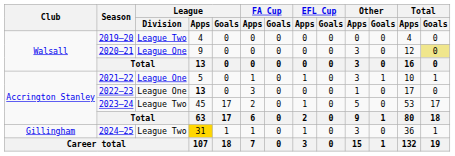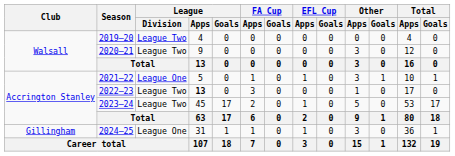(162, 51) League One -> (162, 51) League Two
(435, 51) khaki background -> (435, 51) no background
(162, 91) League One -> (162, 91) League Two
(162, 131) League Two -> (162, 131) League One
(200, 131) gold background -> (200, 131) no background
